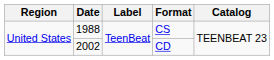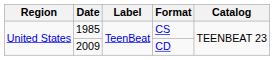(88, 30) 1988 -> (88, 30) 1985
(88, 47) 2002 -> (88, 47) 2009
